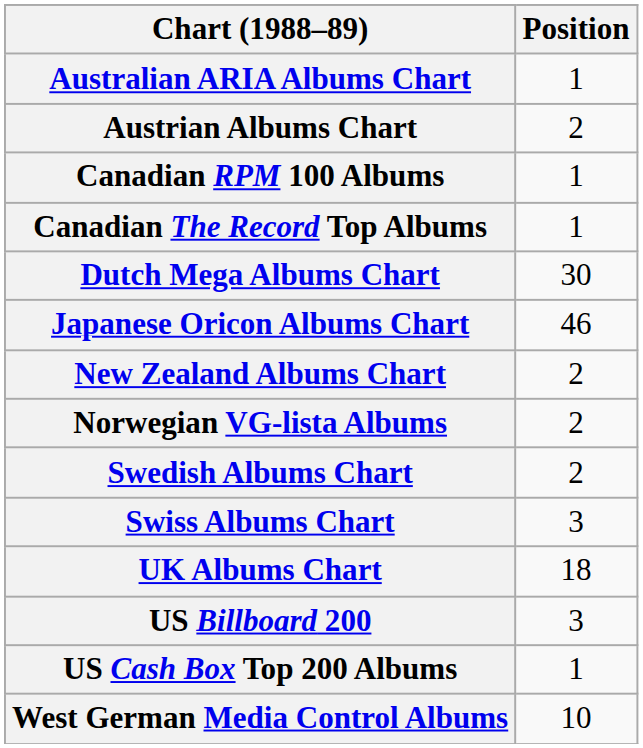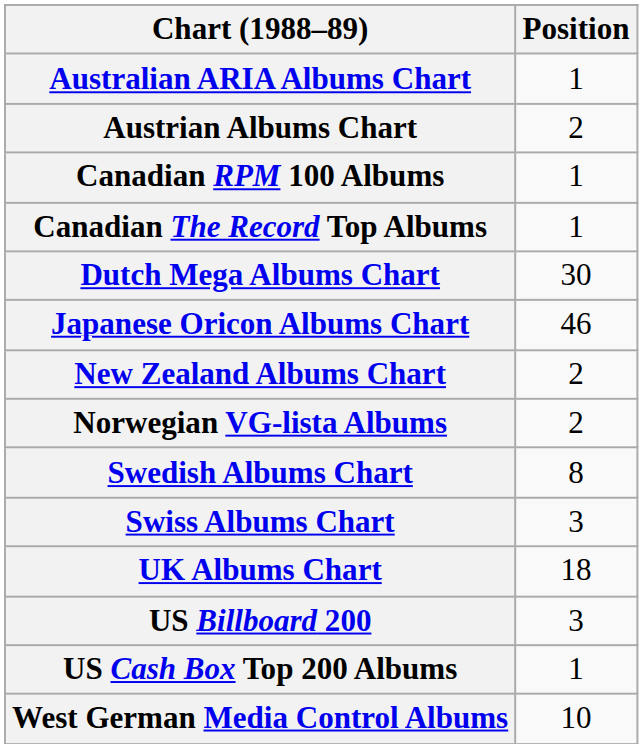(576, 472) 2 -> (576, 472) 8
